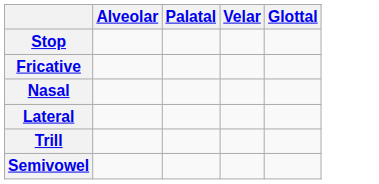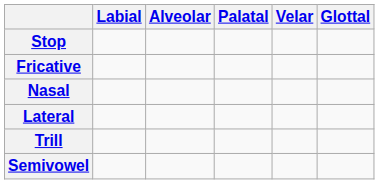+ column: (119, 16)
